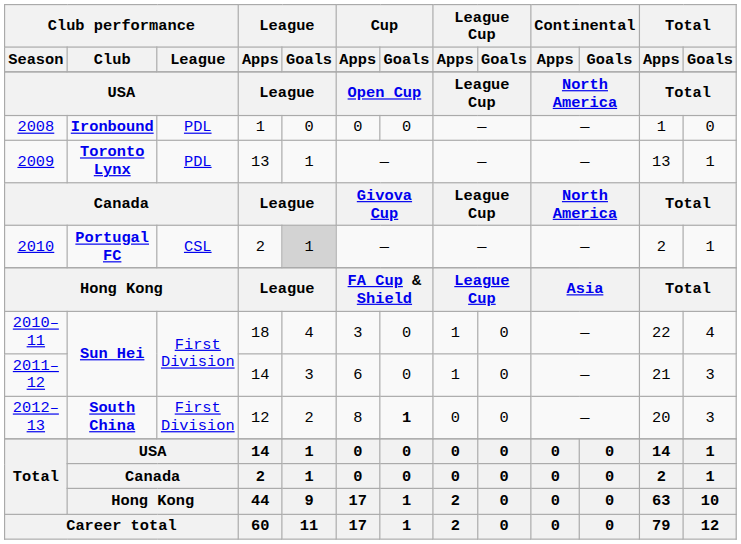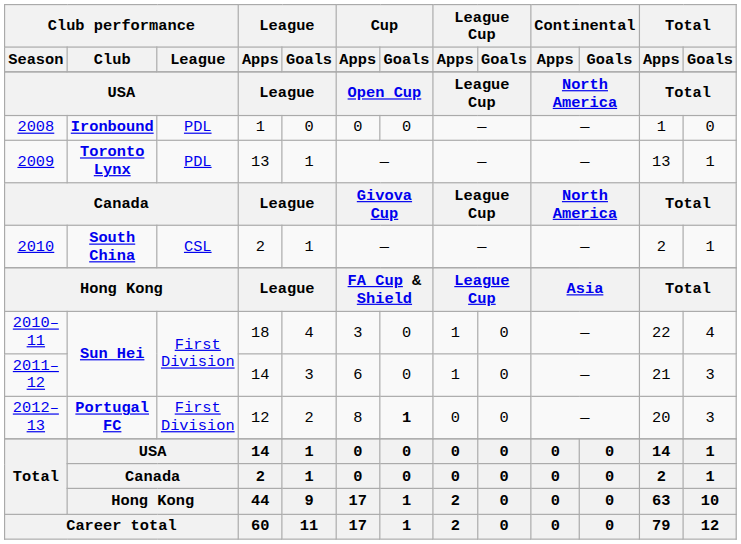(112, 247) Portugal FC -> (112, 247) South China
(309, 247) lightgrey background -> (309, 247) no background
(112, 418) South China -> (112, 418) Portugal FC
